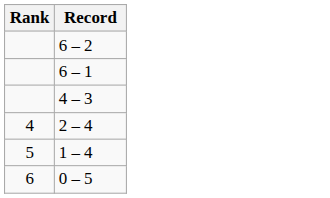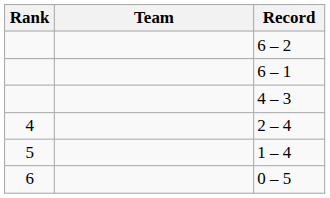+ column: (154, 17)
